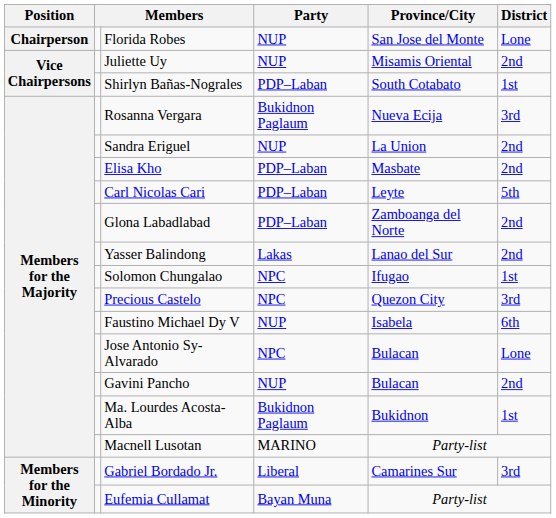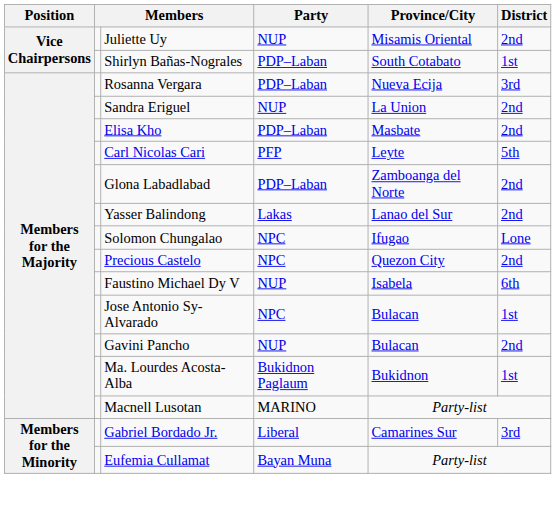- row: (145, 38)
(286, 115) Bukidnon Paglaum -> (292, 84) PDP–Laban
(292, 191) PDP–Laban -> (269, 152) PFP
(509, 276) 1st -> (516, 237) Lone
(511, 299) 3rd -> (512, 260) 2nd
(516, 353) Lone -> (509, 314) 1st
